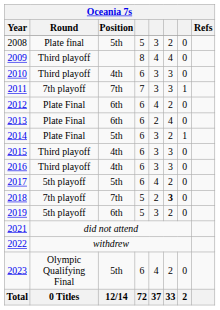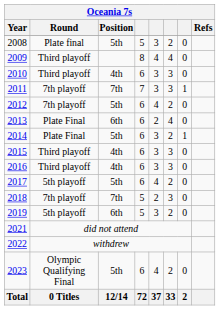(64, 105) Plate Final -> (64, 105) 7th playoff
(116, 105) 6th -> (116, 105) 5th
(170, 197) bold -> (170, 197) normal
